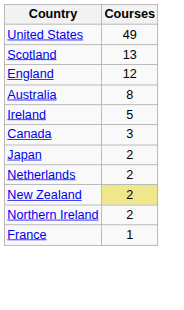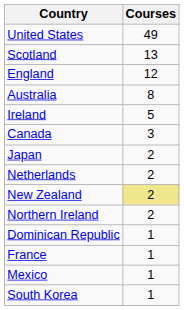+ row: (64, 235)
+ row: (27, 275)
+ row: (42, 295)
